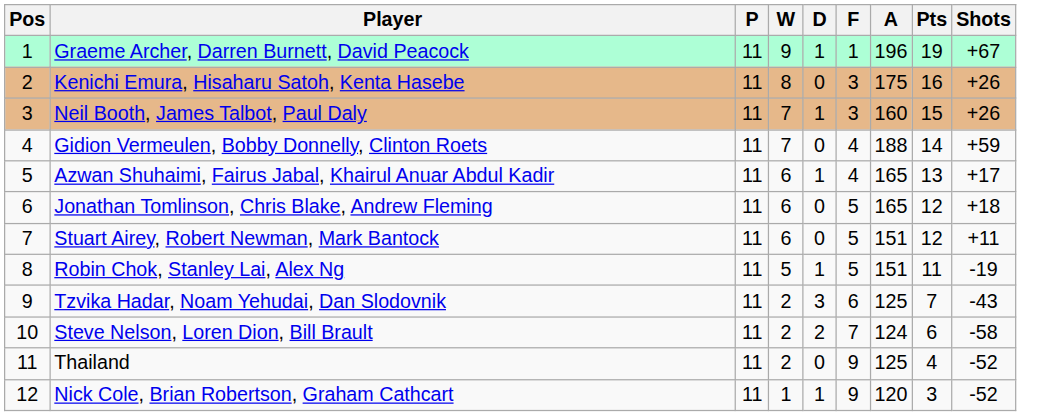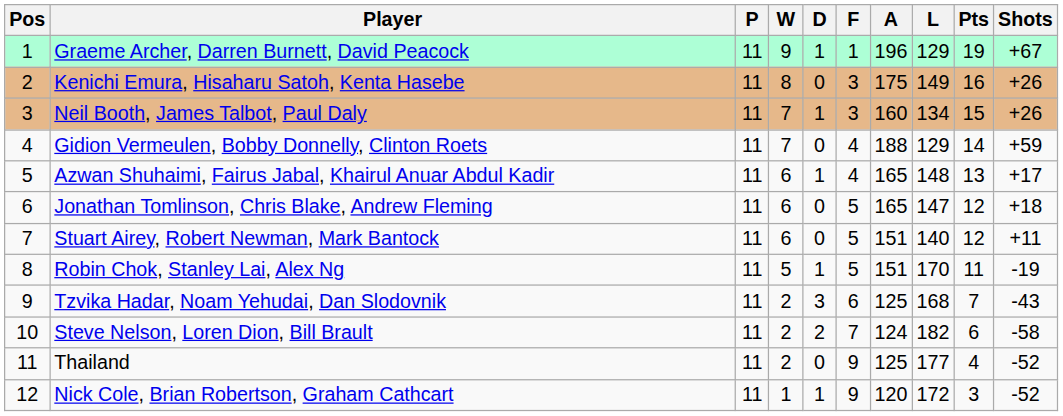+ column: (933, 20)
